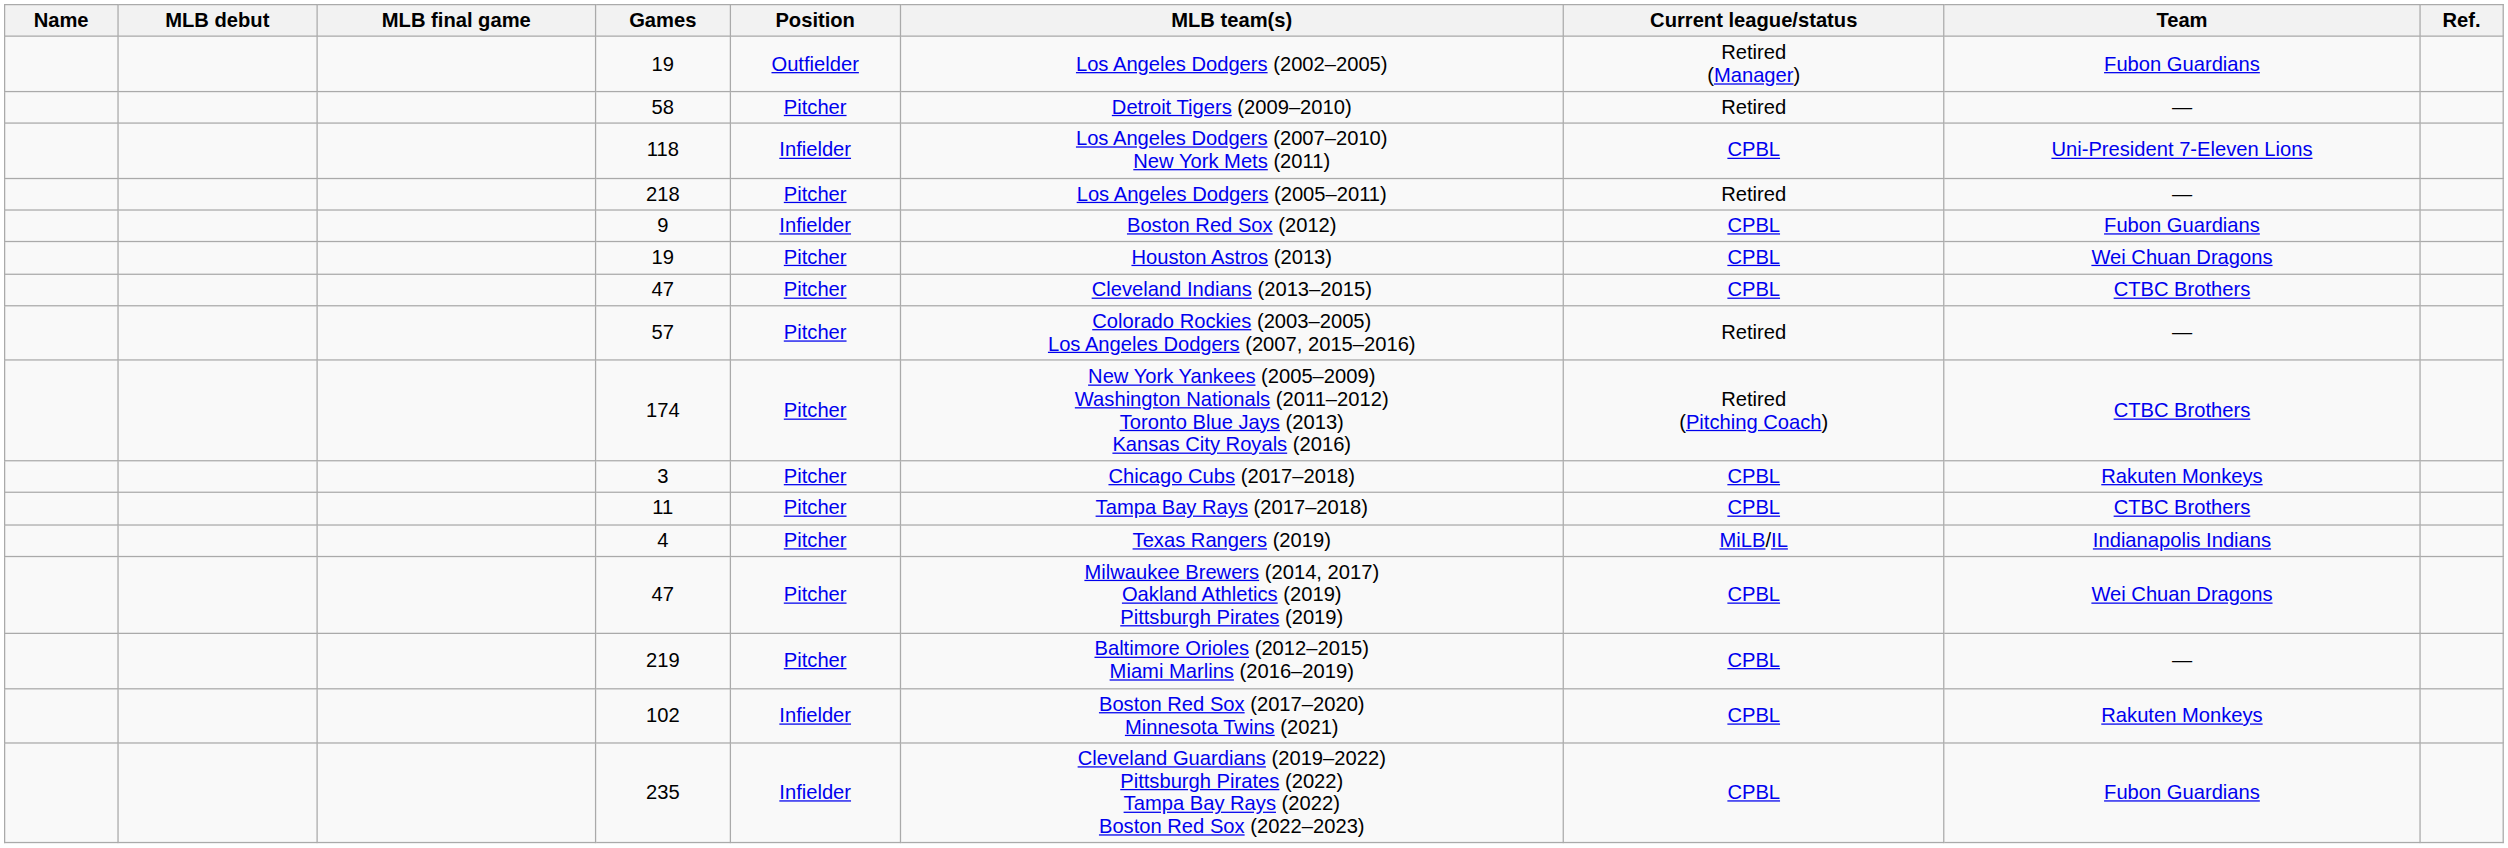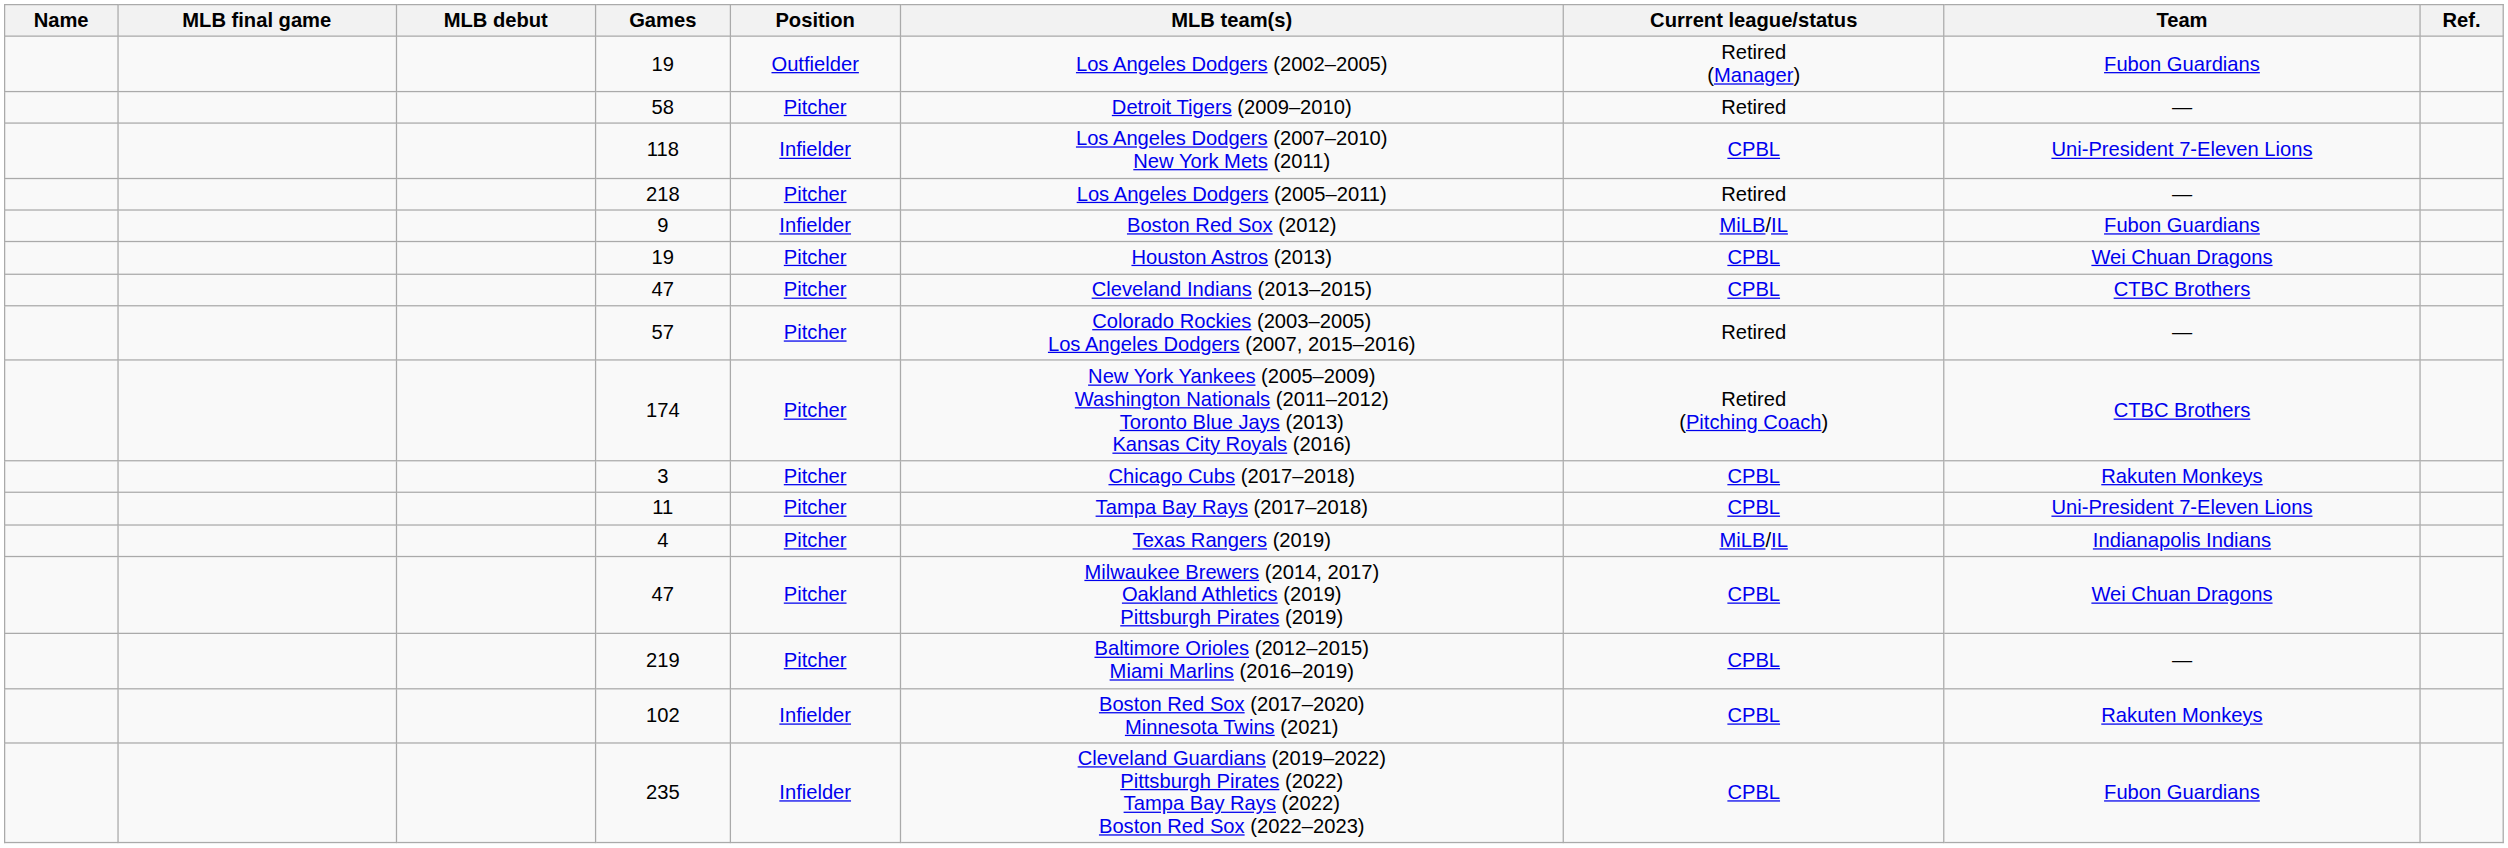columns swapped: (217, 20) <-> (456, 20)
(1754, 225) CPBL -> (1754, 225) MiLB/IL
(2182, 508) CTBC Brothers -> (2182, 508) Uni-President 7-Eleven Lions
